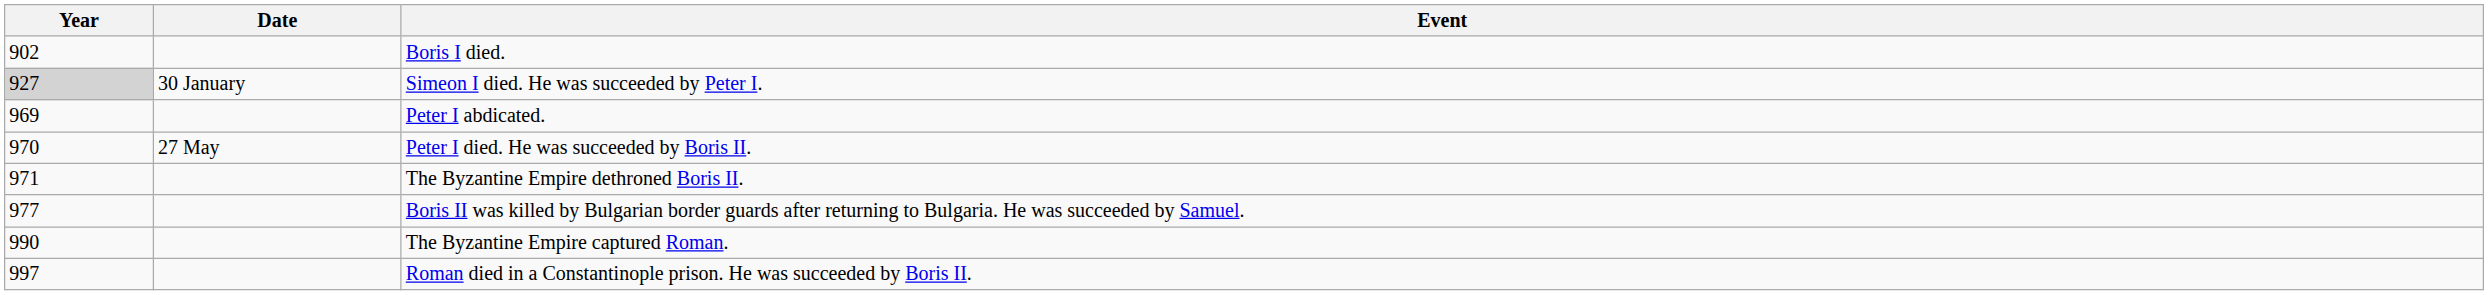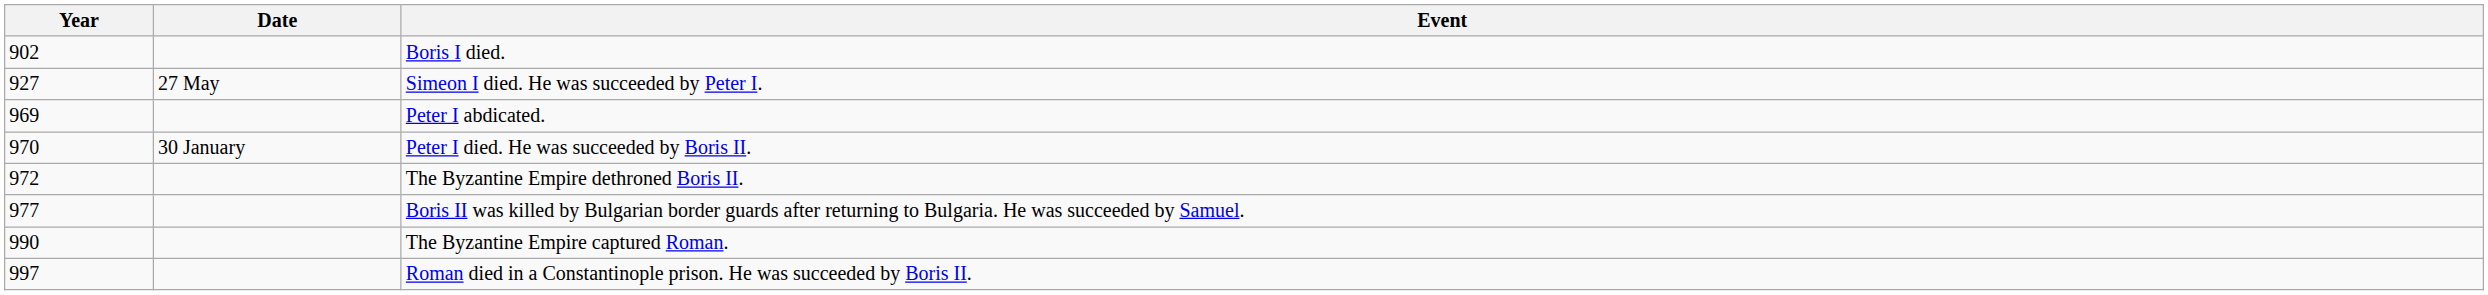(24, 83) lightgrey background -> (24, 83) no background
(202, 83) 30 January -> (189, 83) 27 May
(189, 147) 27 May -> (202, 147) 30 January
(24, 178) 971 -> (24, 178) 972
